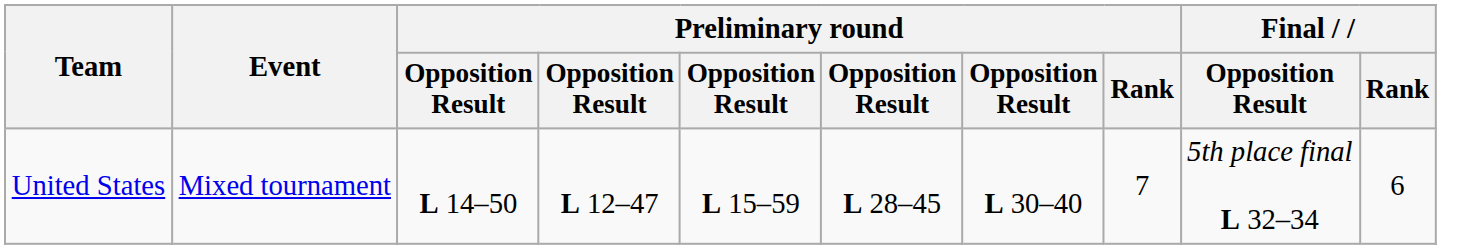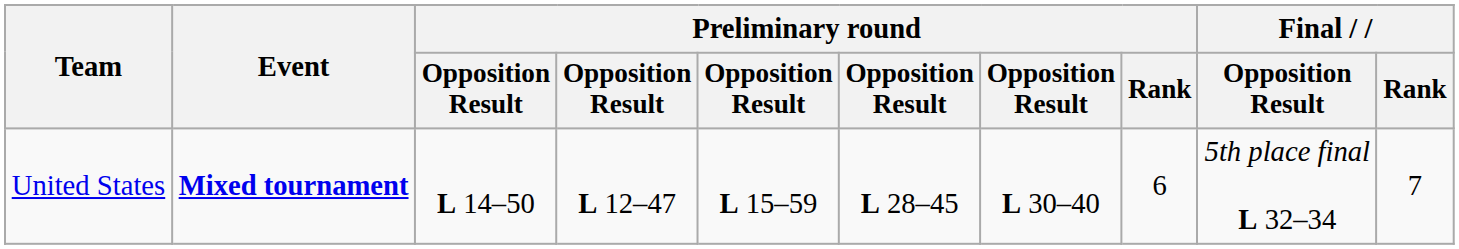(285, 186) normal -> (294, 186) bold
(1142, 186) 7 -> (1160, 186) 6
(1397, 186) 6 -> (1415, 186) 7
